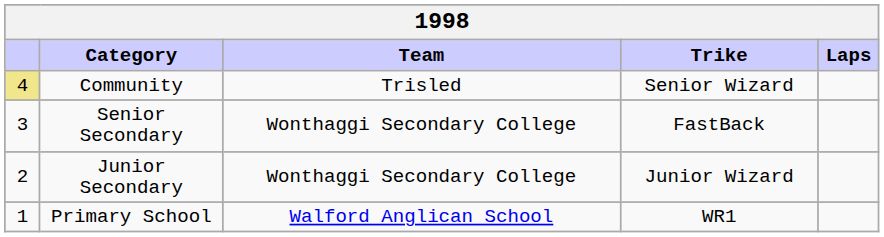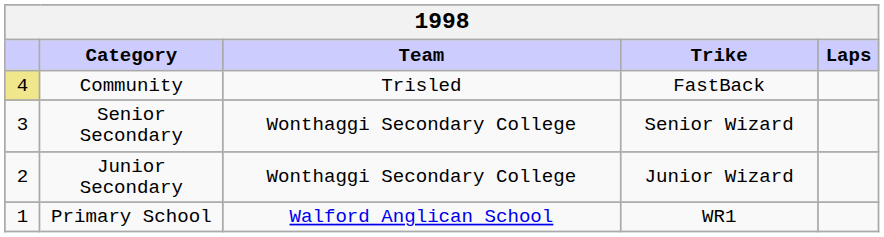(719, 85) Senior Wizard -> (719, 85) FastBack
(719, 126) FastBack -> (719, 126) Senior Wizard
